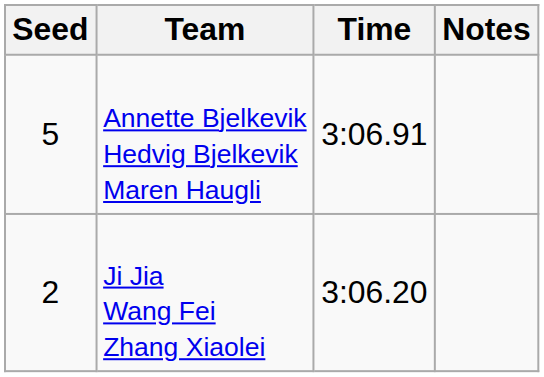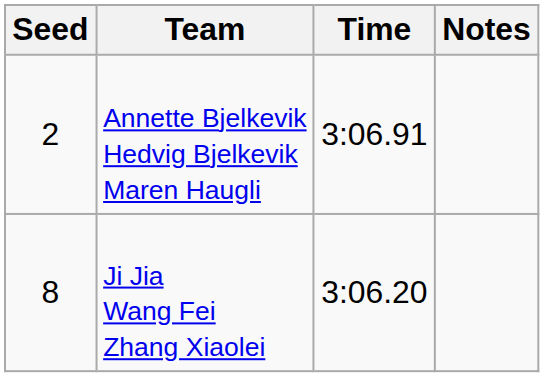(50, 133) 5 -> (50, 133) 2
(50, 291) 2 -> (50, 291) 8
